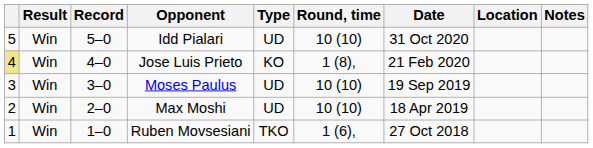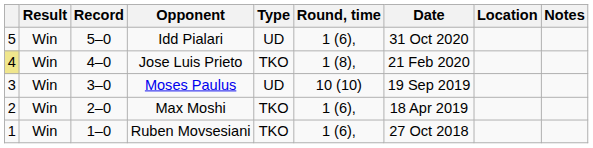(339, 39) 10 (10) -> (339, 39) 1 (6),
(274, 62) KO -> (274, 62) TKO
(274, 108) UD -> (274, 108) TKO
(339, 108) 10 (10) -> (339, 108) 1 (6),
